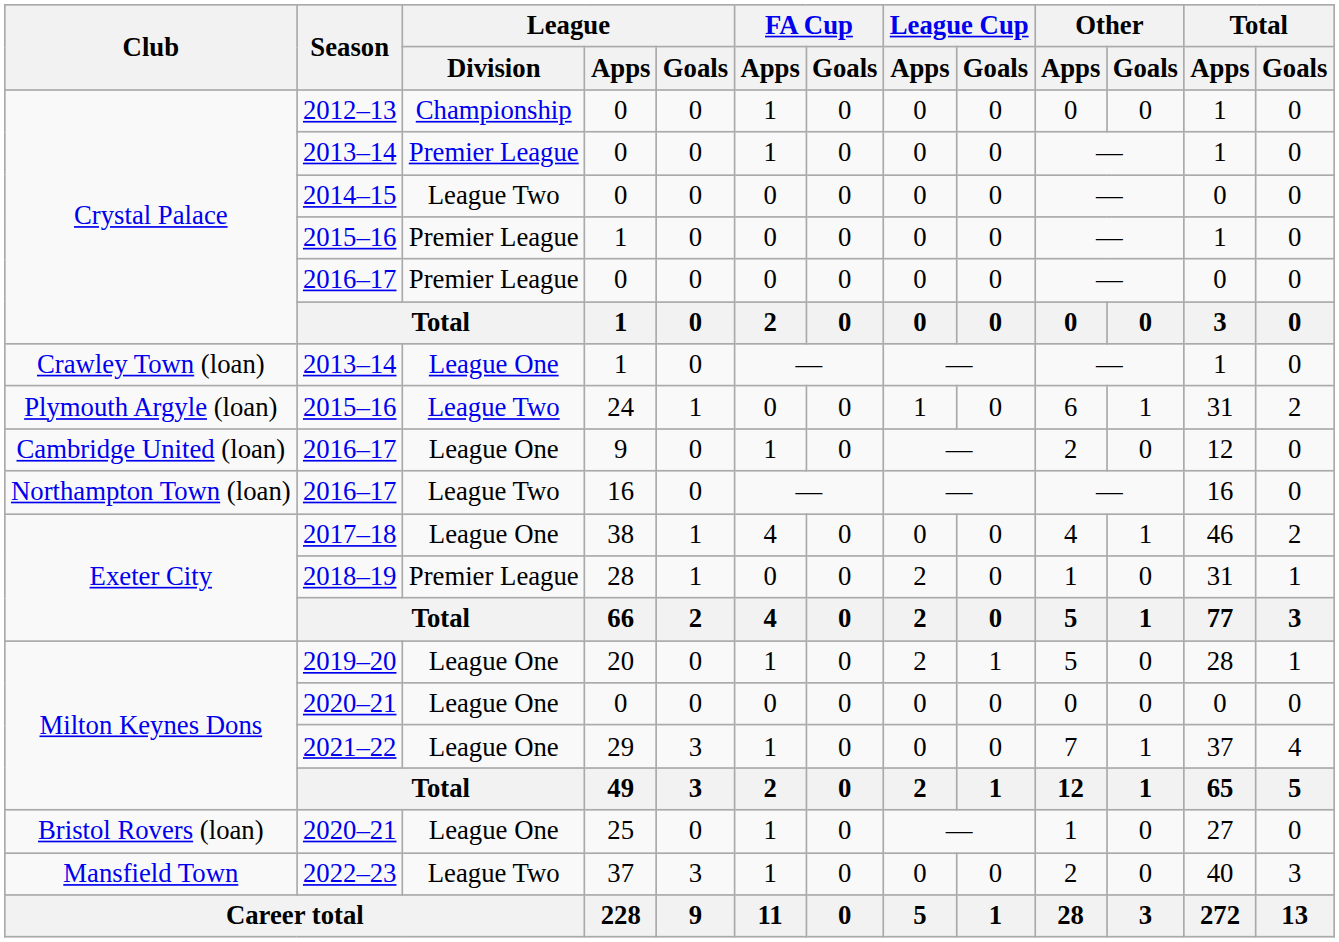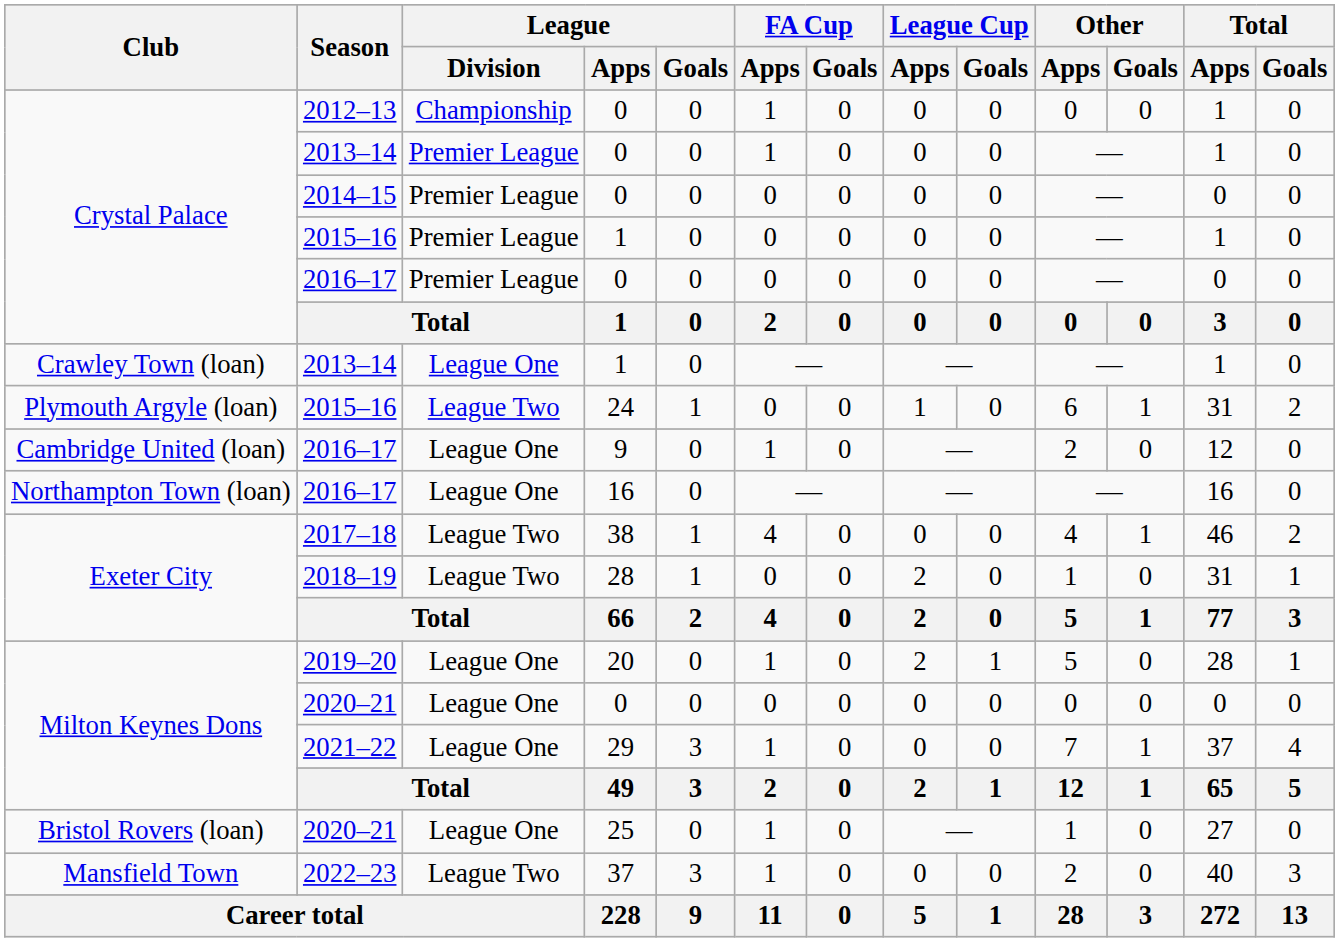(494, 195) League Two -> (494, 195) Premier League
(494, 491) League Two -> (494, 491) League One
(494, 534) League One -> (494, 534) League Two
(494, 576) Premier League -> (494, 576) League Two
